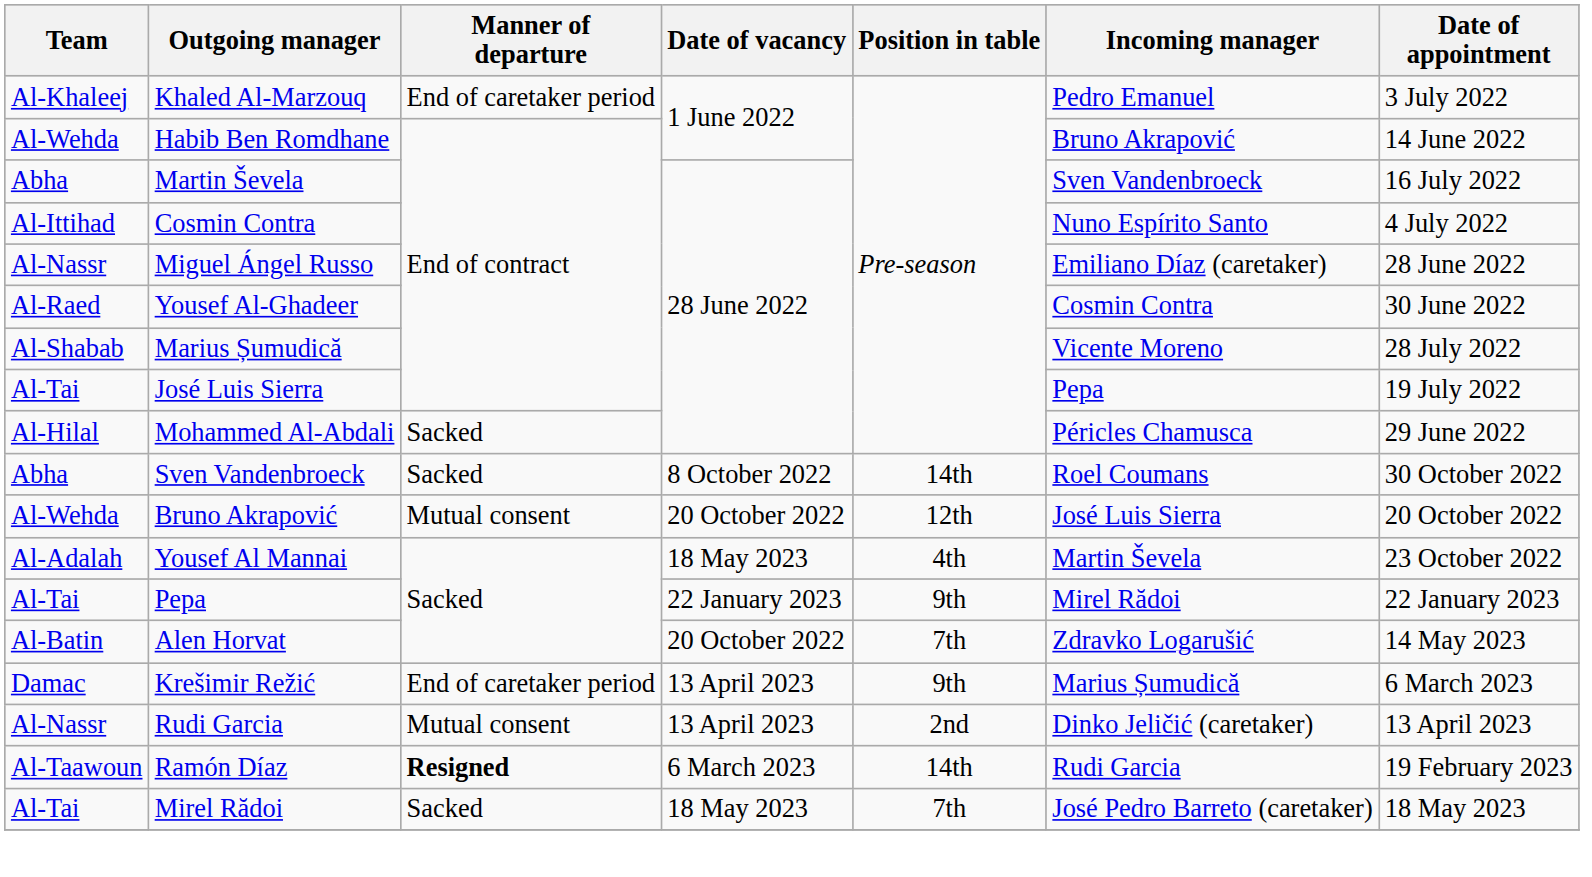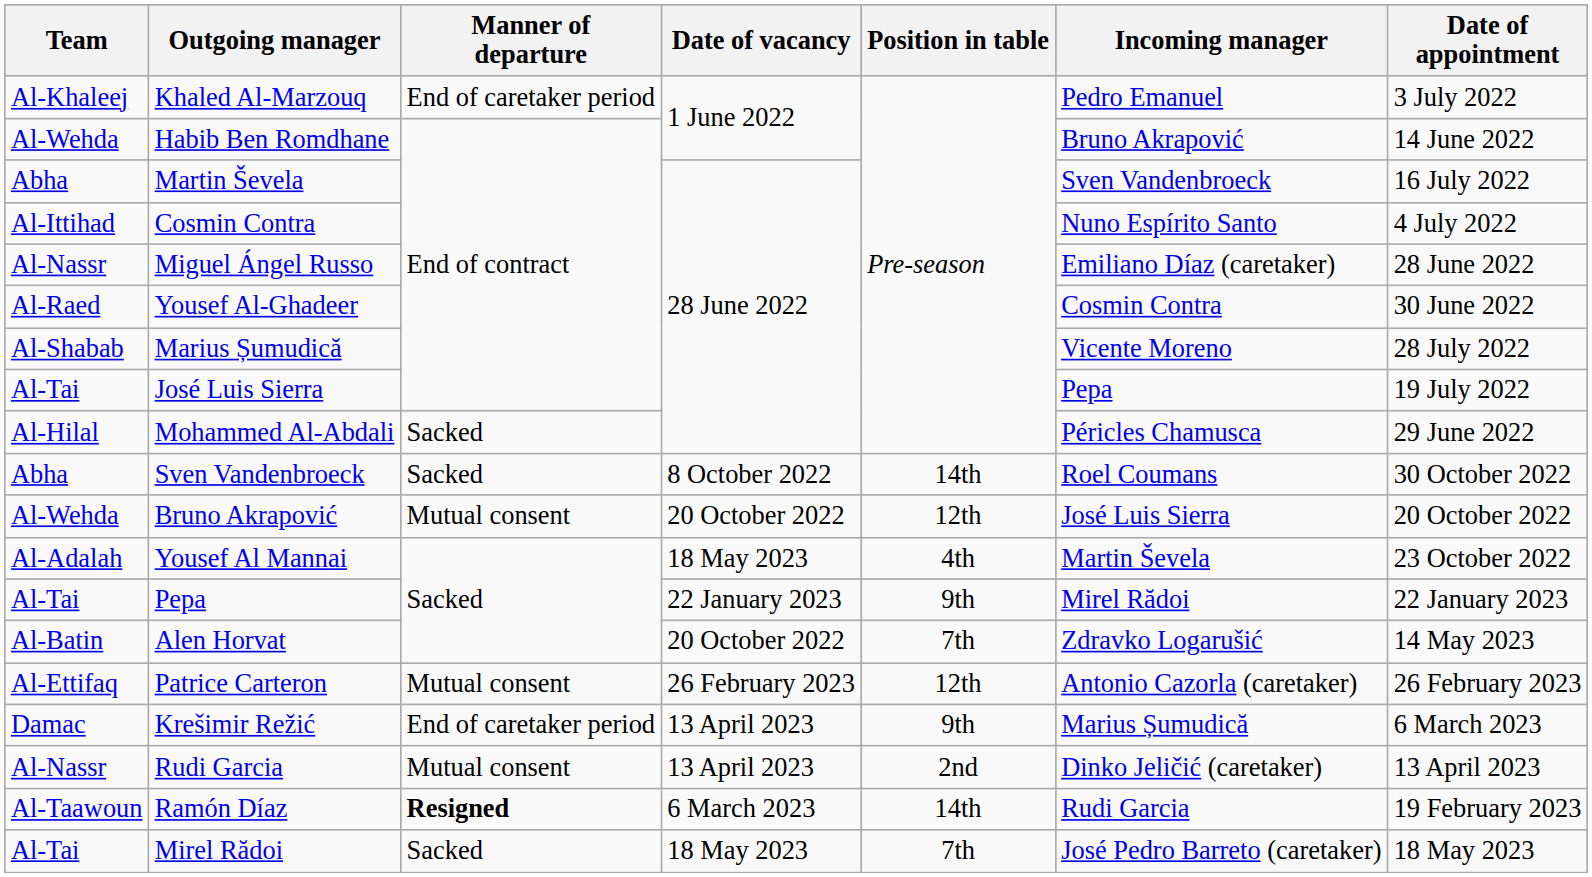+ row: (241, 683)
